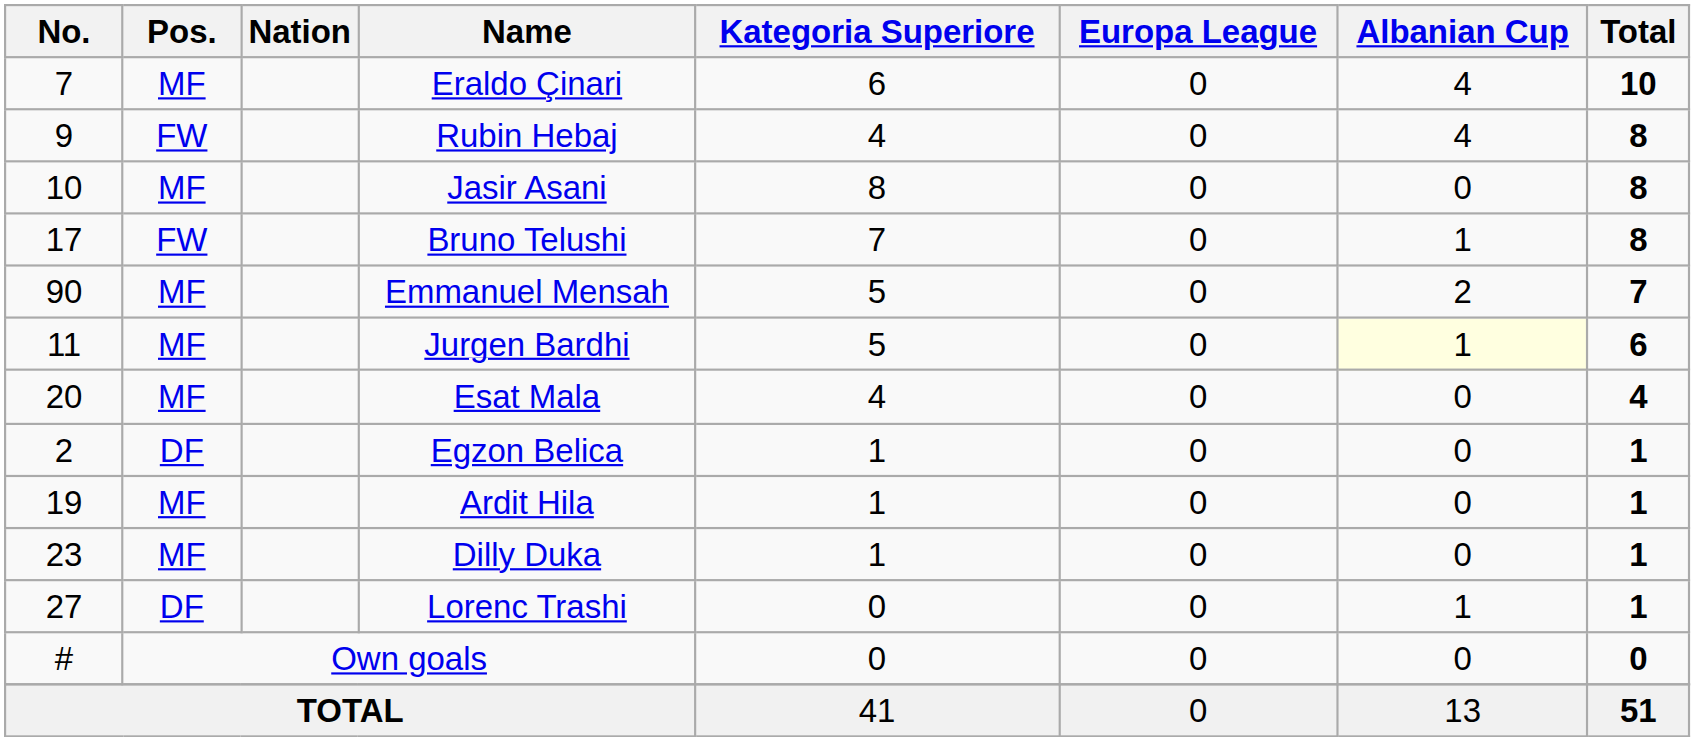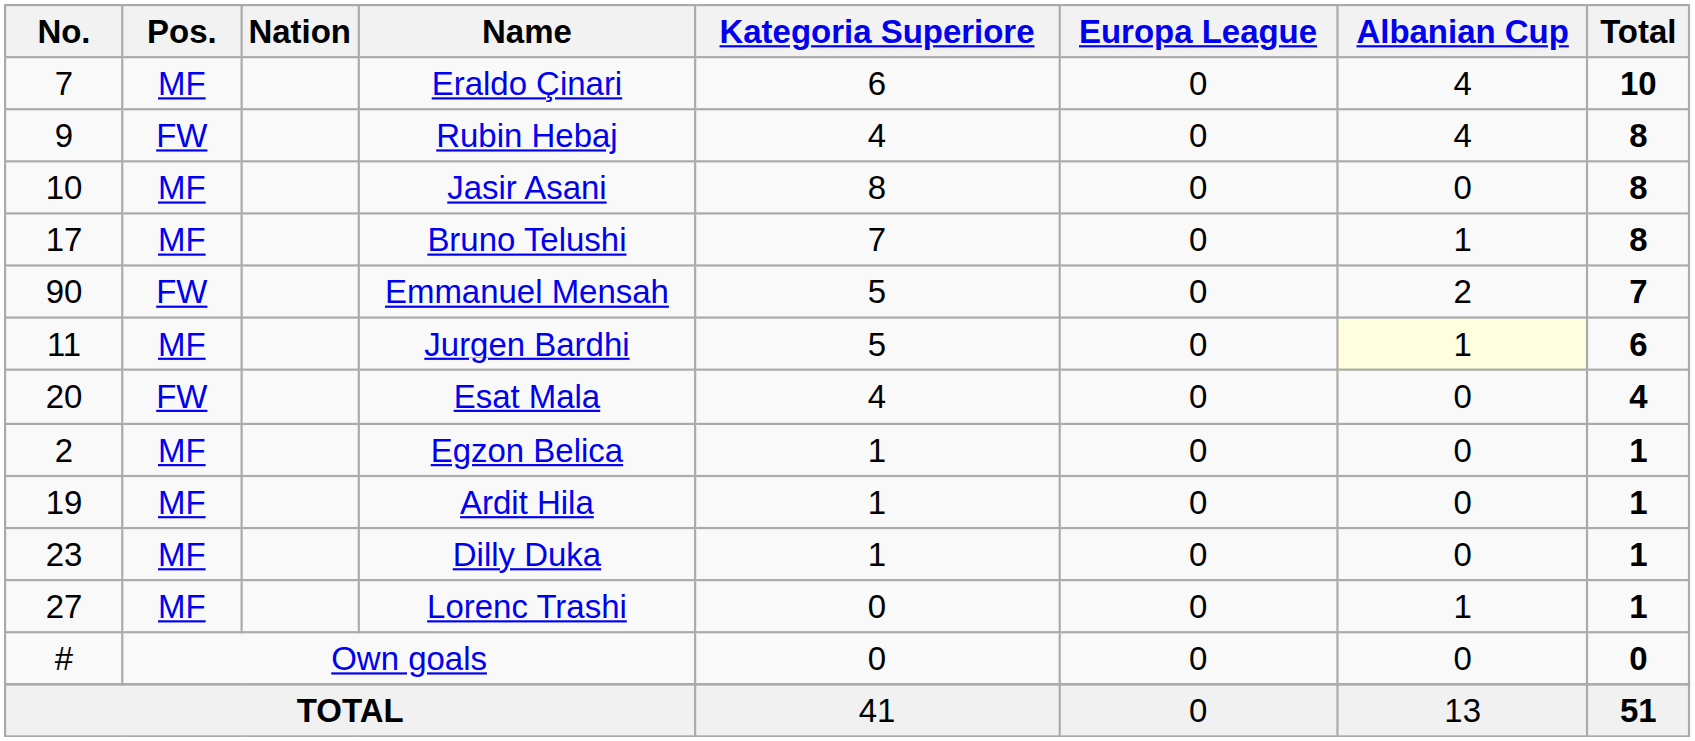(182, 240) FW -> (182, 240) MF
(182, 292) MF -> (182, 292) FW
(182, 397) MF -> (182, 397) FW
(182, 449) DF -> (182, 449) MF
(182, 606) DF -> (182, 606) MF
